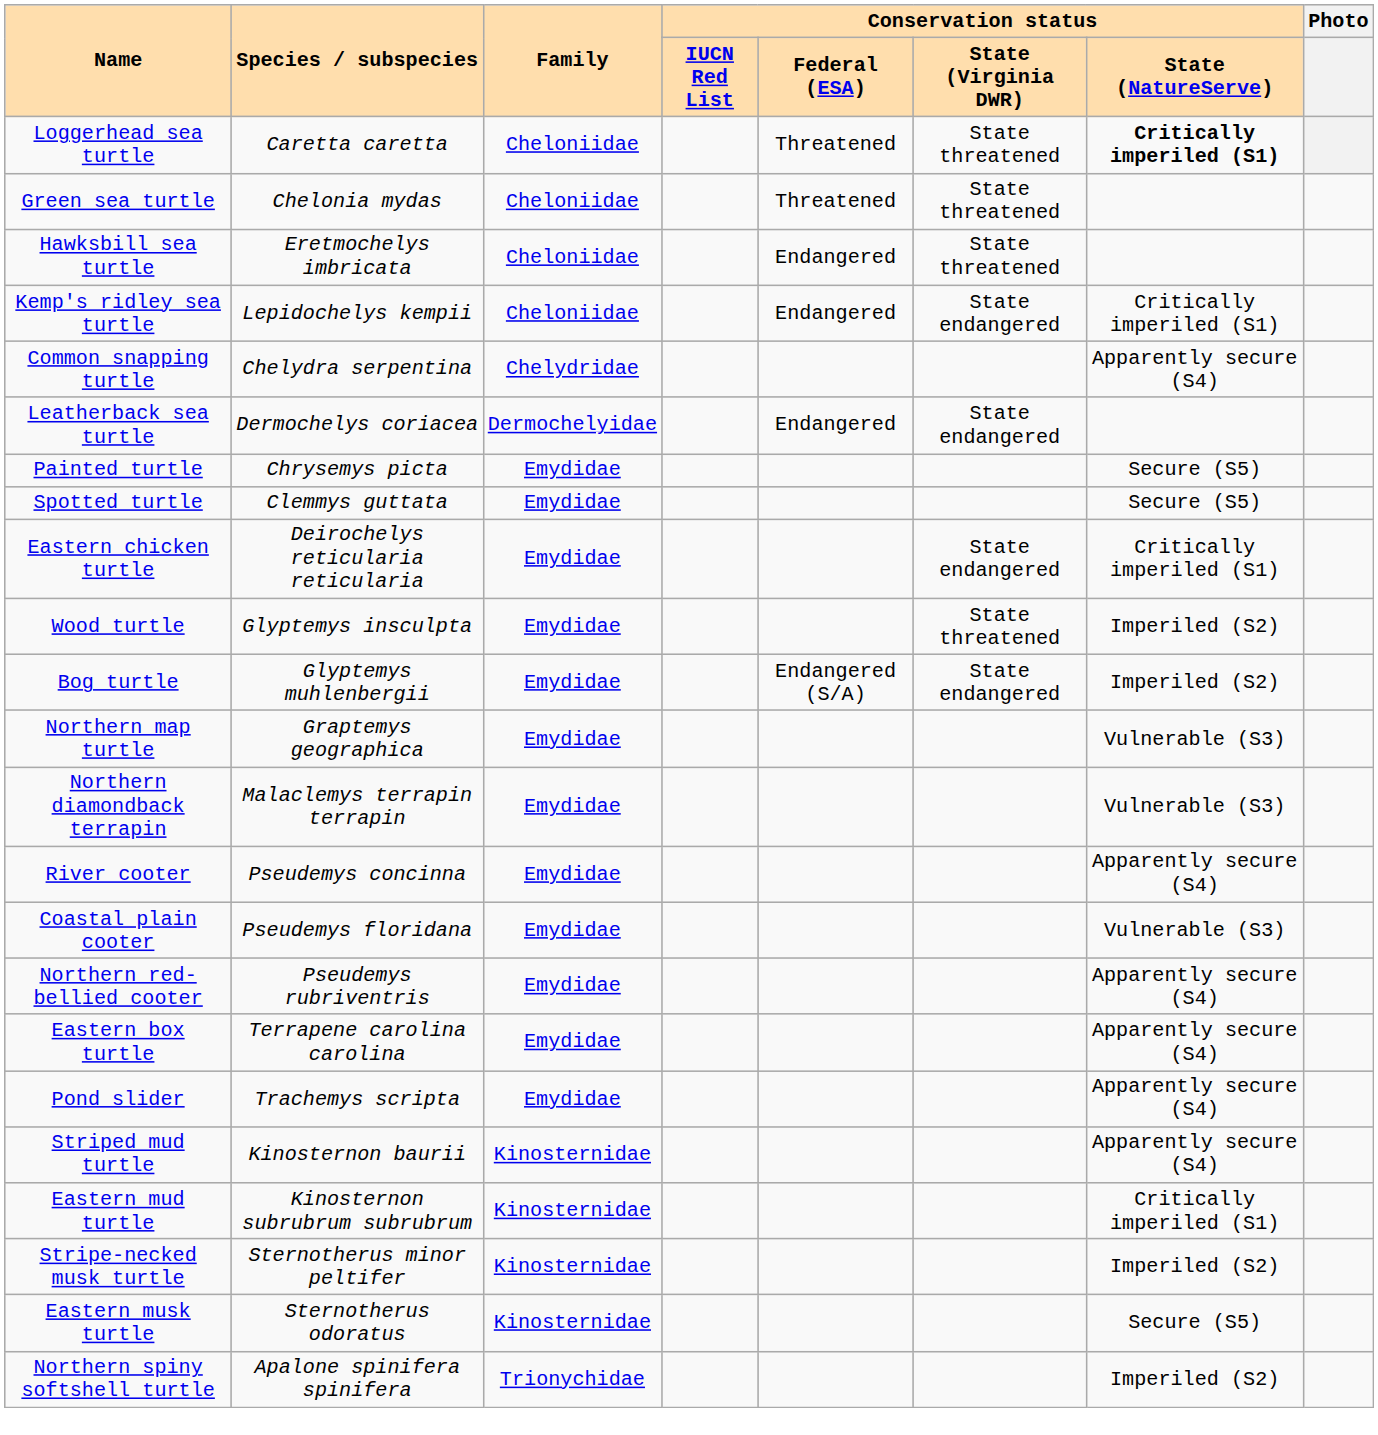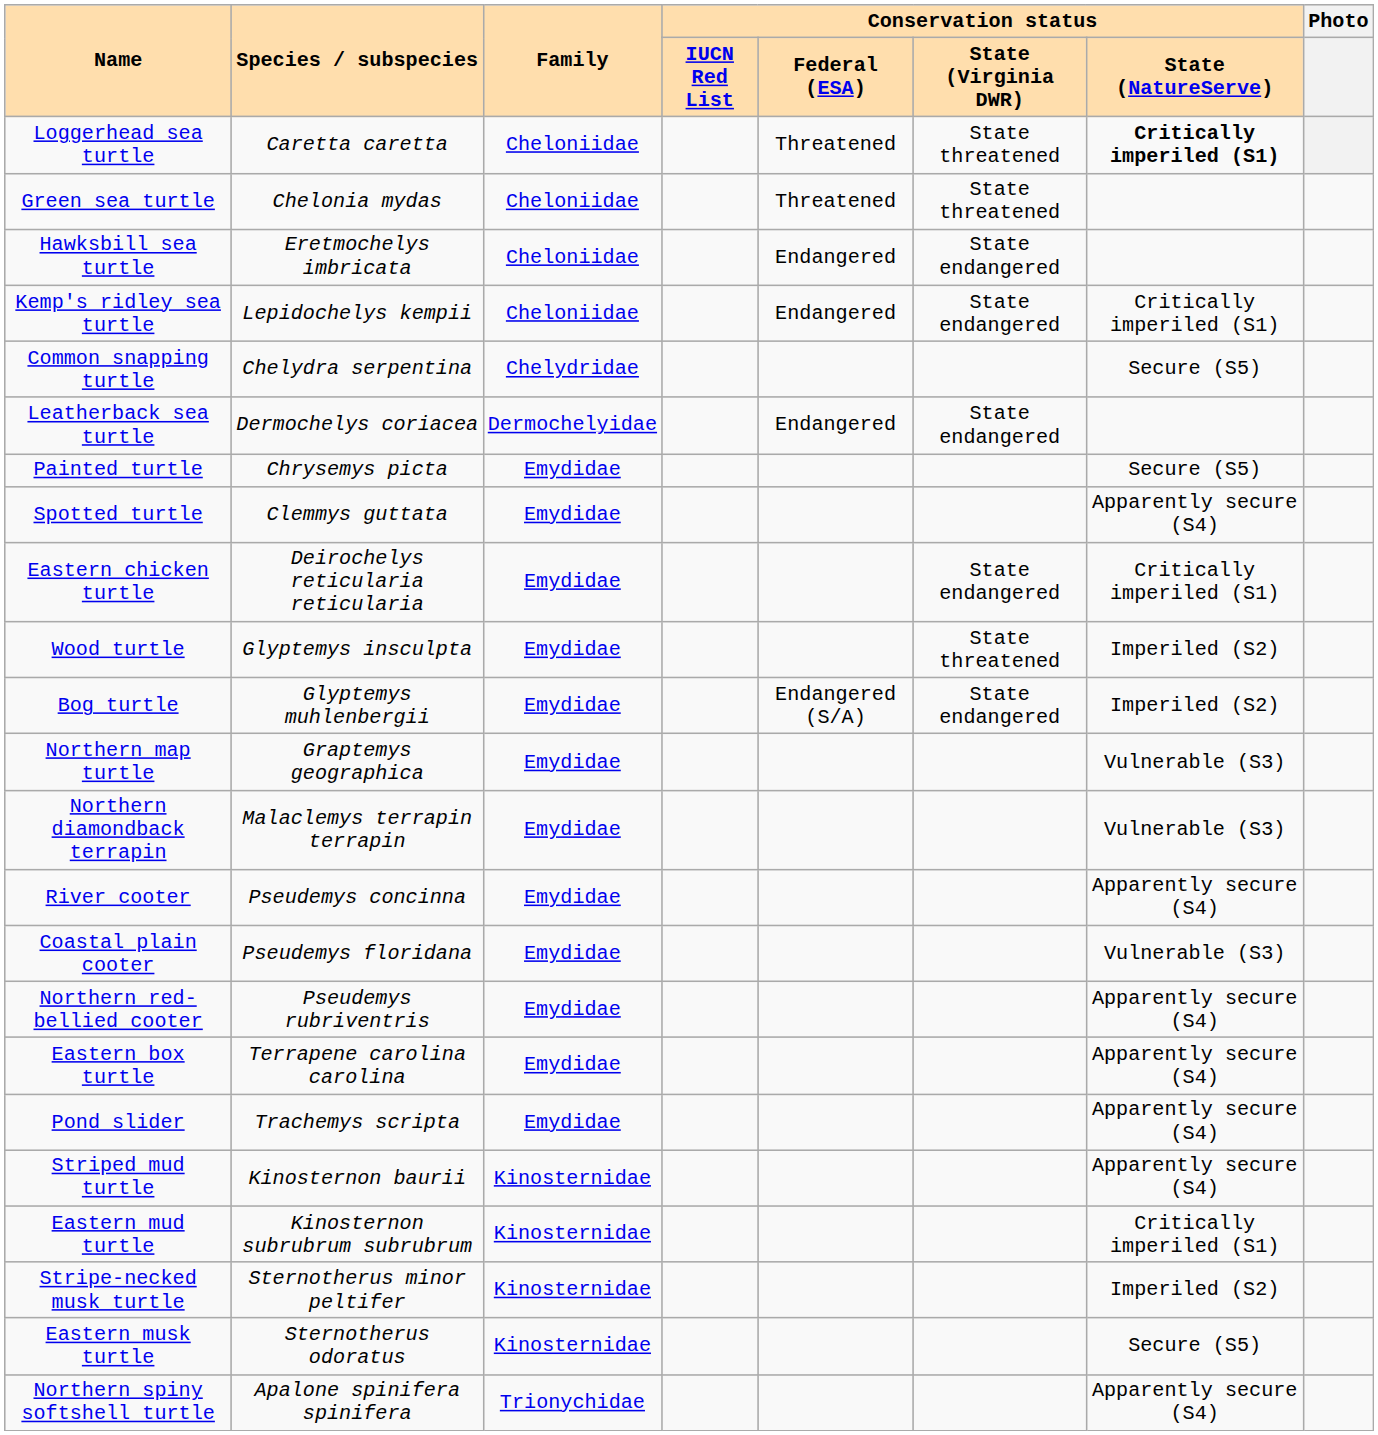(1000, 257) State threatened -> (1000, 257) State endangered
(1195, 369) Apparently secure (S4) -> (1195, 369) Secure (S5)
(1195, 503) Secure (S5) -> (1195, 514) Apparently secure (S4)
(1195, 1379) Imperiled (S2) -> (1195, 1402) Apparently secure (S4)
